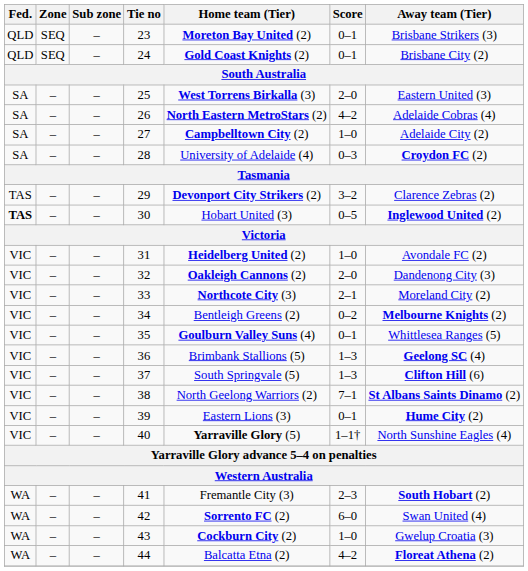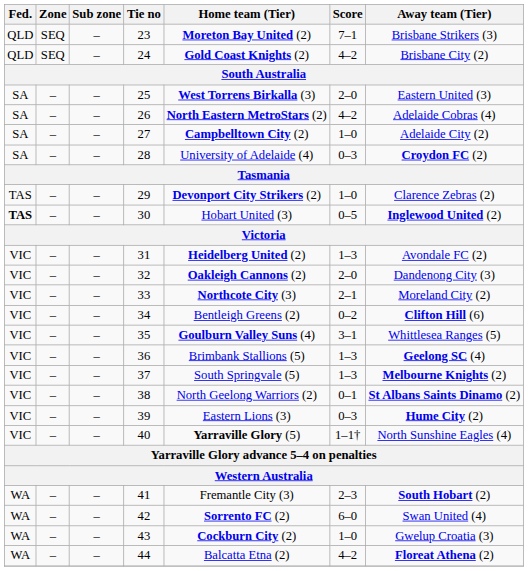(348, 34) 0–1 -> (348, 34) 7–1
(348, 54) 0–1 -> (348, 54) 4–2
(348, 194) 3–2 -> (348, 194) 1–0
(348, 255) 1–0 -> (348, 255) 1–3
(444, 315) Melbourne Knights (2) -> (444, 315) Clifton Hill (6)
(348, 335) 0–1 -> (348, 335) 3–1
(444, 375) Clifton Hill (6) -> (444, 375) Melbourne Knights (2)
(348, 395) 7–1 -> (348, 395) 0–1
(348, 415) 0–1 -> (348, 415) 0–3
